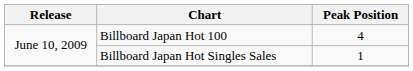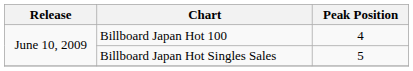(361, 55) 1 -> (361, 55) 5
